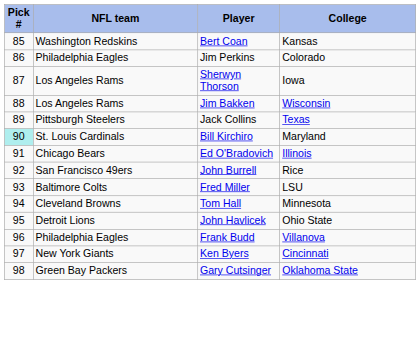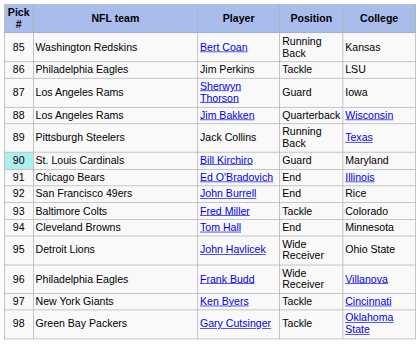+ column: (311, 18)
(304, 58) Colorado -> (355, 70) LSU
(293, 187) LSU -> (367, 211) Colorado
